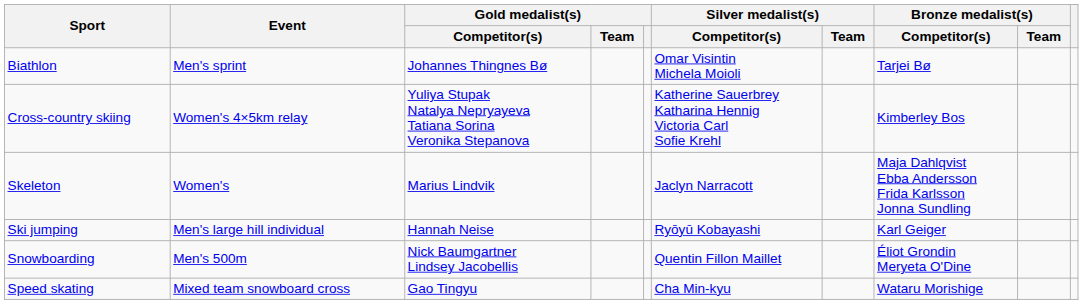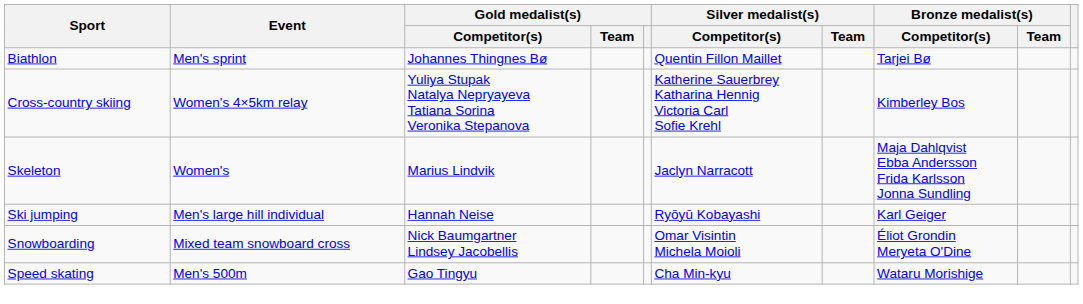(698, 66) Omar Visintin Michela Moioli -> (718, 58) Quentin Fillon Maillet
(210, 259) Men's 500m -> (262, 244) Mixed team snowboard cross
(718, 259) Quentin Fillon Maillet -> (698, 244) Omar Visintin Michela Moioli
(262, 288) Mixed team snowboard cross -> (210, 273) Men's 500m
